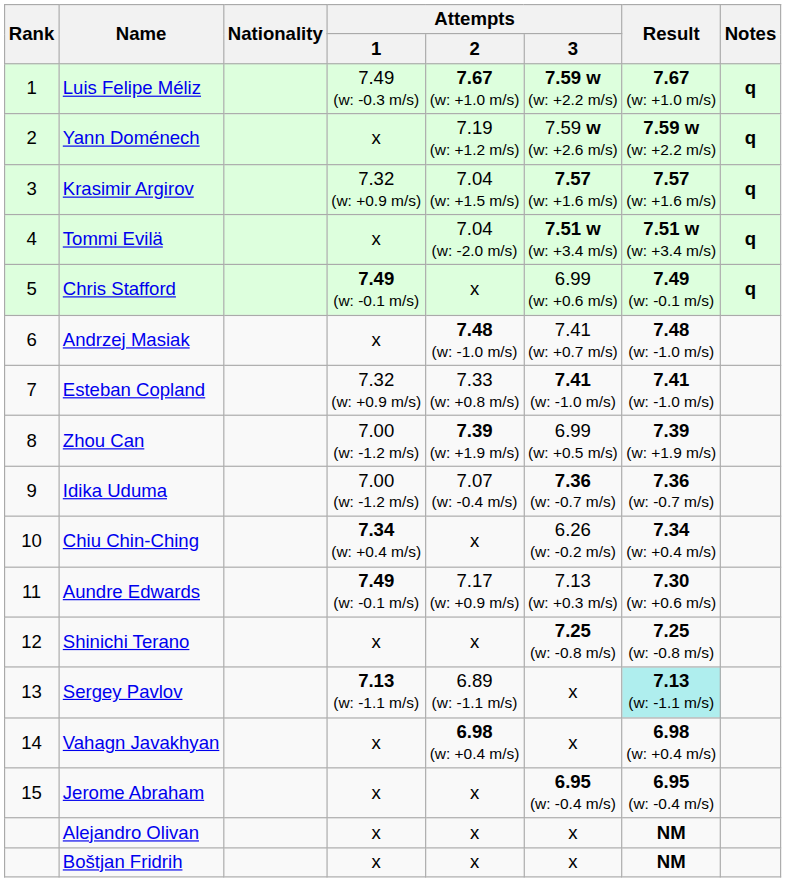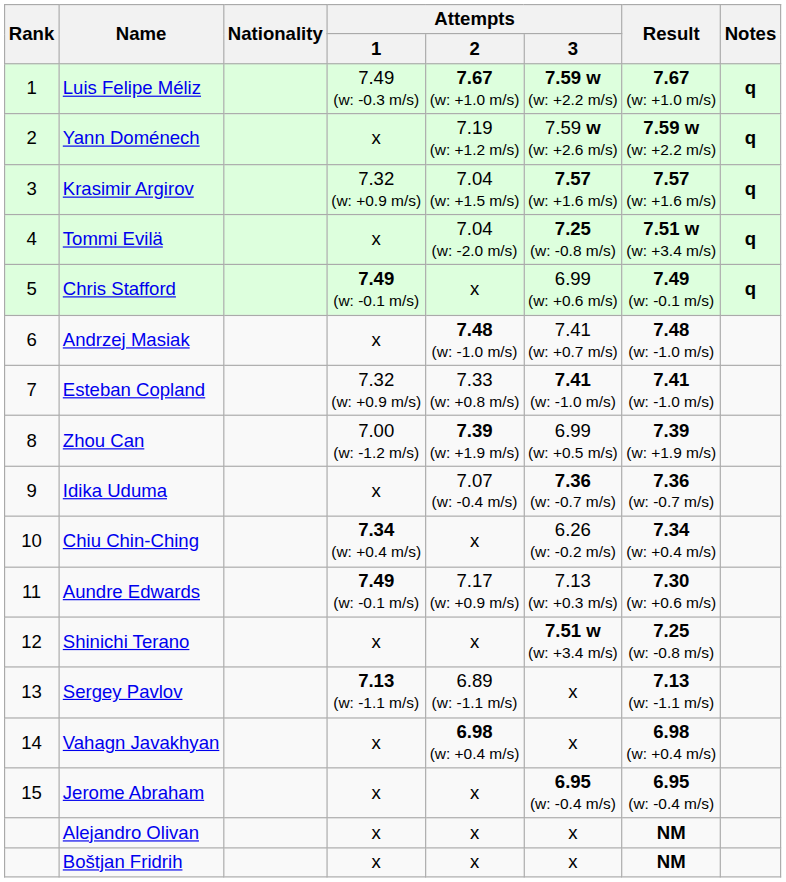(573, 239) 7.51 w (w: +3.4 m/s) -> (573, 239) 7.25 (w: -0.8 m/s)
(376, 491) 7.00 (w: -1.2 m/s) -> (376, 491) x
(573, 641) 7.25 (w: -0.8 m/s) -> (573, 641) 7.51 w (w: +3.4 m/s)
(671, 692) paleturquoise background -> (671, 692) no background
